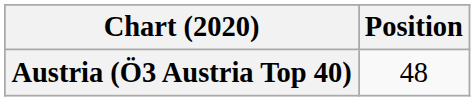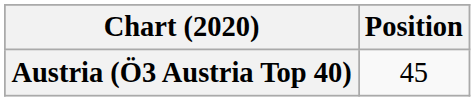(414, 72) 48 -> (414, 72) 45
